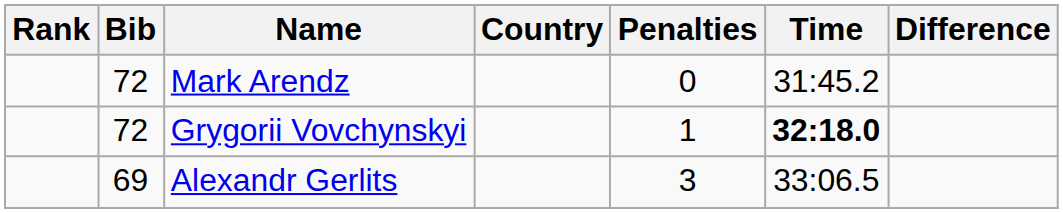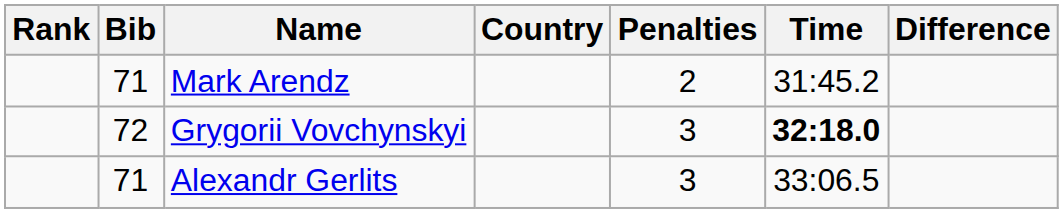(131, 80) 72 -> (131, 80) 71
(688, 80) 0 -> (688, 80) 2
(688, 130) 1 -> (688, 130) 3
(131, 181) 69 -> (131, 181) 71
